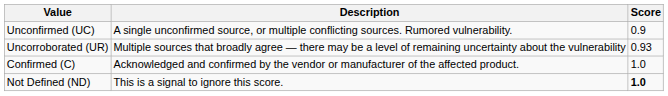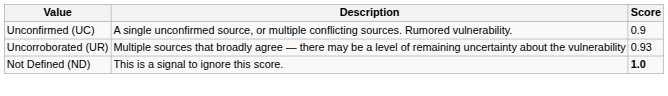- row: (41, 64)
